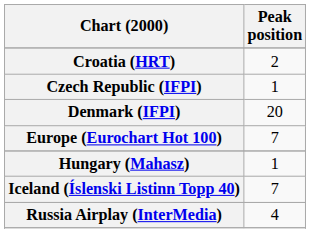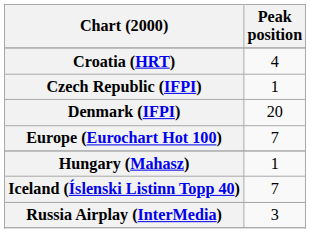(275, 61) 2 -> (275, 61) 4
(275, 214) 4 -> (275, 214) 3
